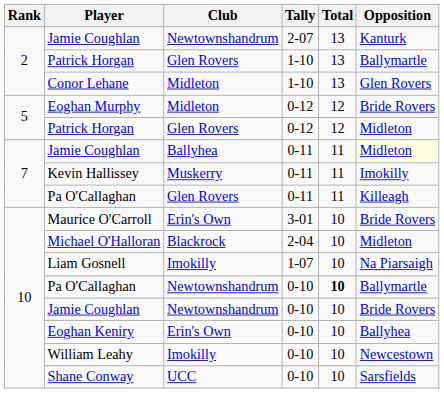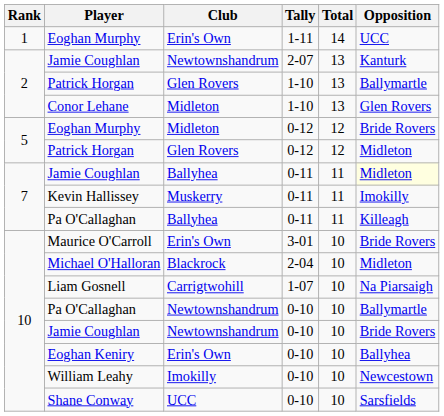+ row: (94, 38)
(203, 196) Glen Rovers -> (192, 219) Ballyhea
(192, 264) Imokilly -> (205, 286) Carrigtwohill
(338, 286) bold -> (338, 309) normal
